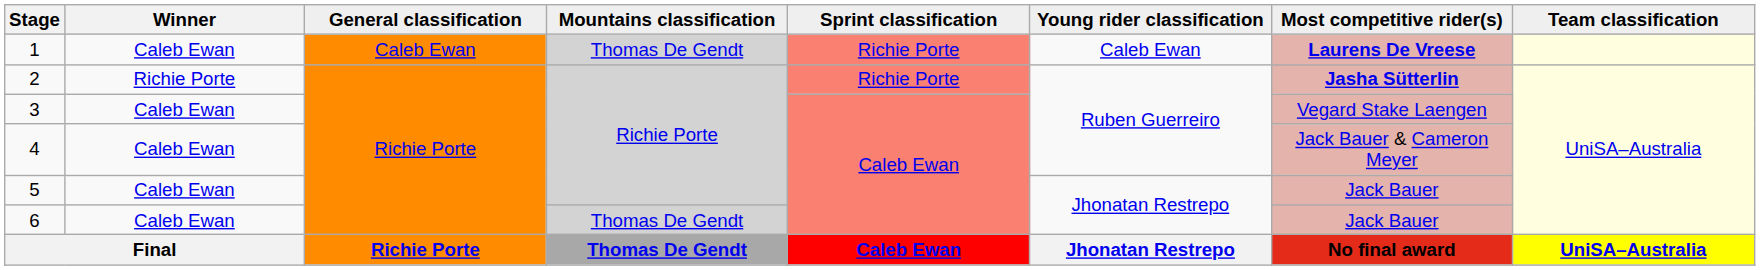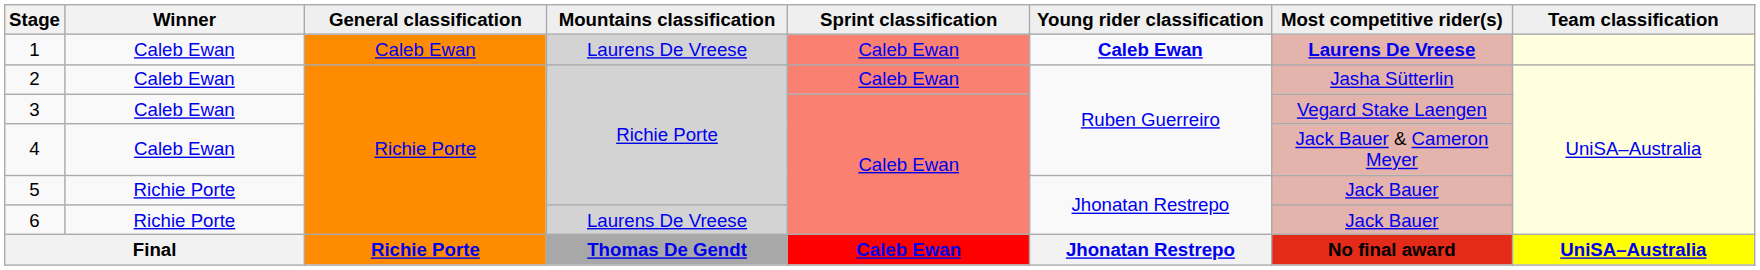(667, 50) Thomas De Gendt -> (667, 50) Laurens De Vreese
(909, 50) Richie Porte -> (909, 50) Caleb Ewan
(1150, 50) normal -> (1150, 50) bold
(184, 80) Richie Porte -> (184, 80) Caleb Ewan
(909, 80) Richie Porte -> (909, 80) Caleb Ewan
(1392, 80) bold -> (1392, 80) normal
(184, 190) Caleb Ewan -> (184, 190) Richie Porte
(184, 220) Caleb Ewan -> (184, 220) Richie Porte
(667, 220) Thomas De Gendt -> (667, 220) Laurens De Vreese
